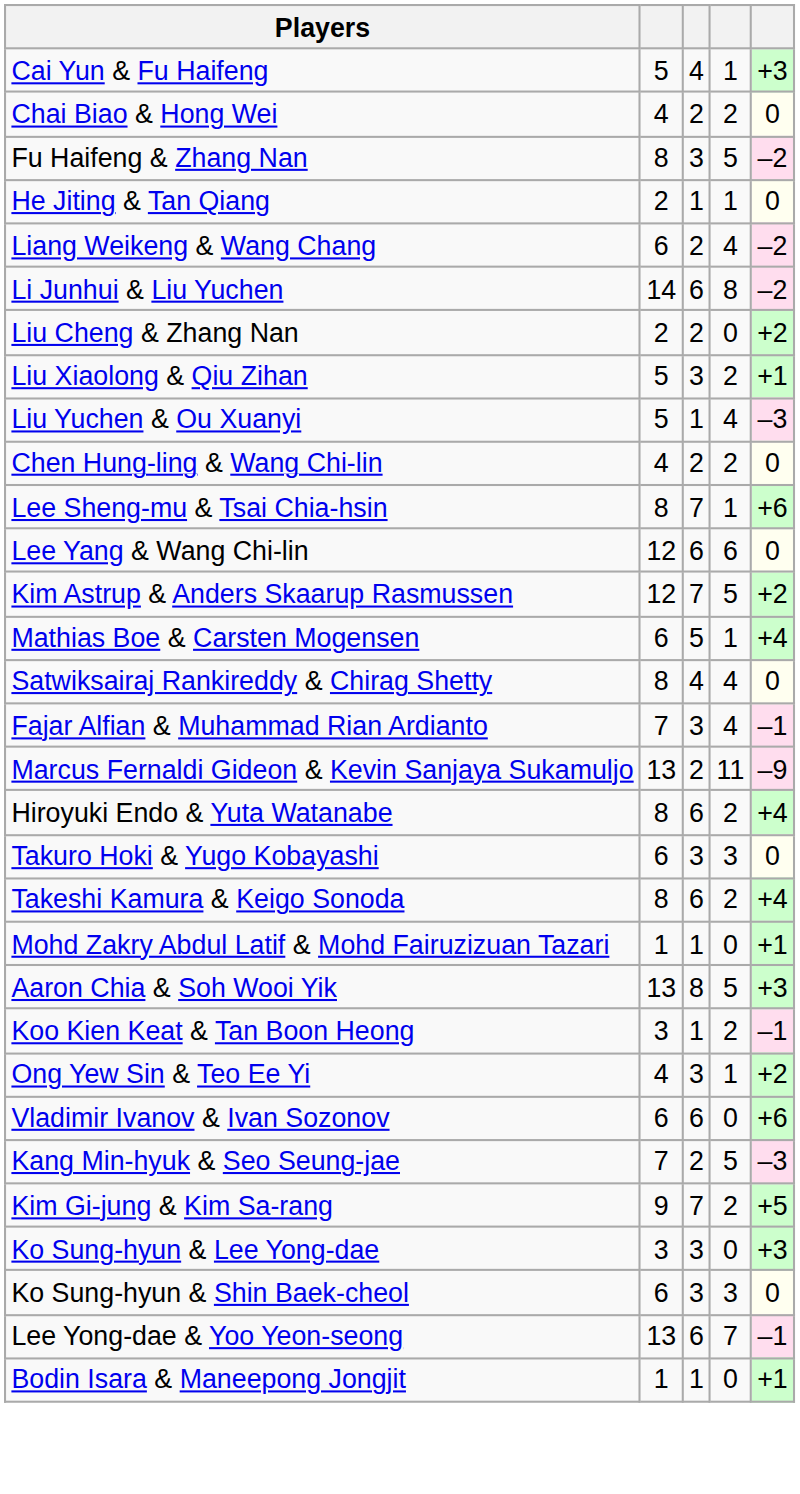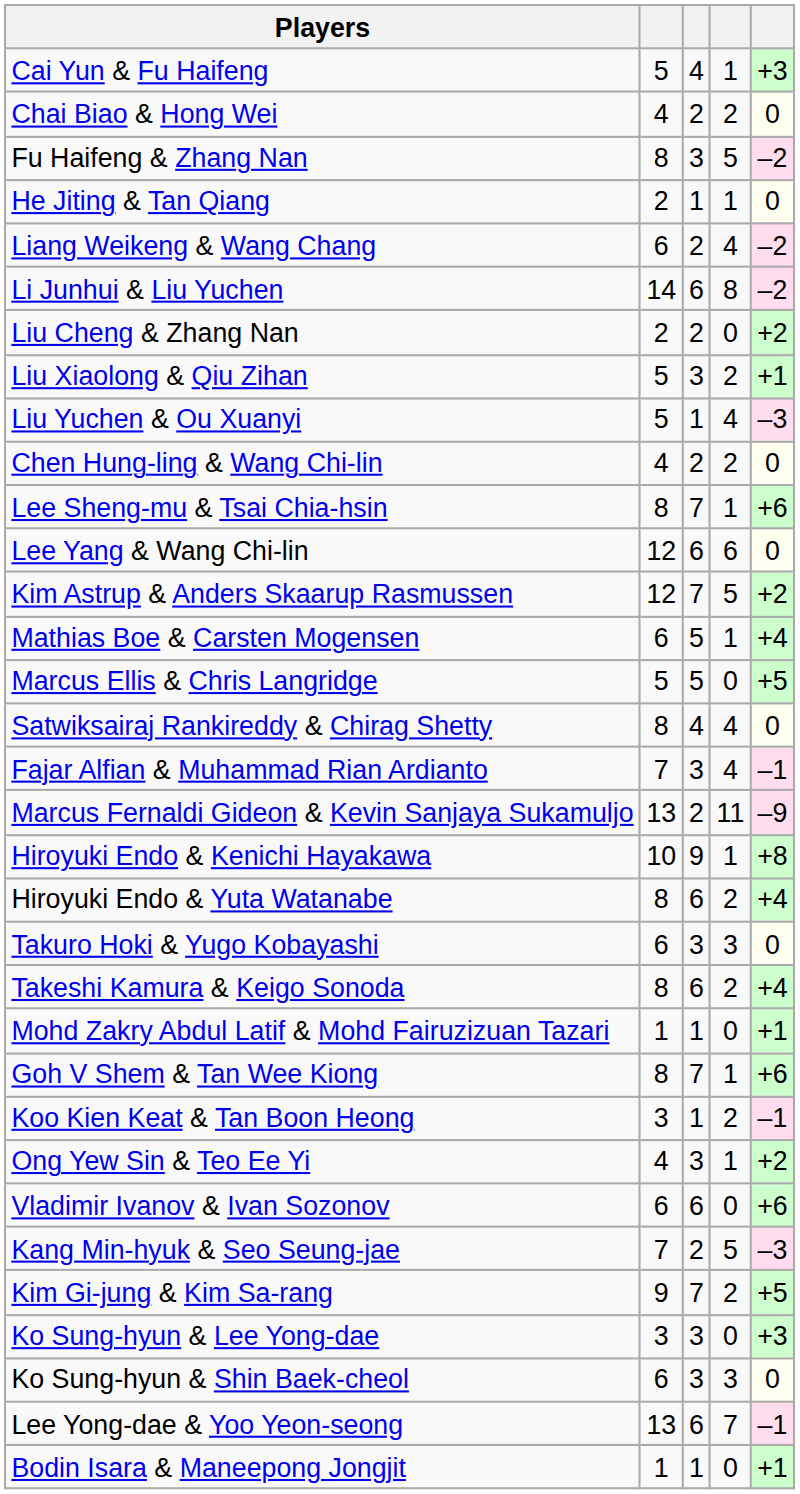+ row: (195, 682)
+ row: (221, 856)
- row: (174, 987)
+ row: (195, 1074)
